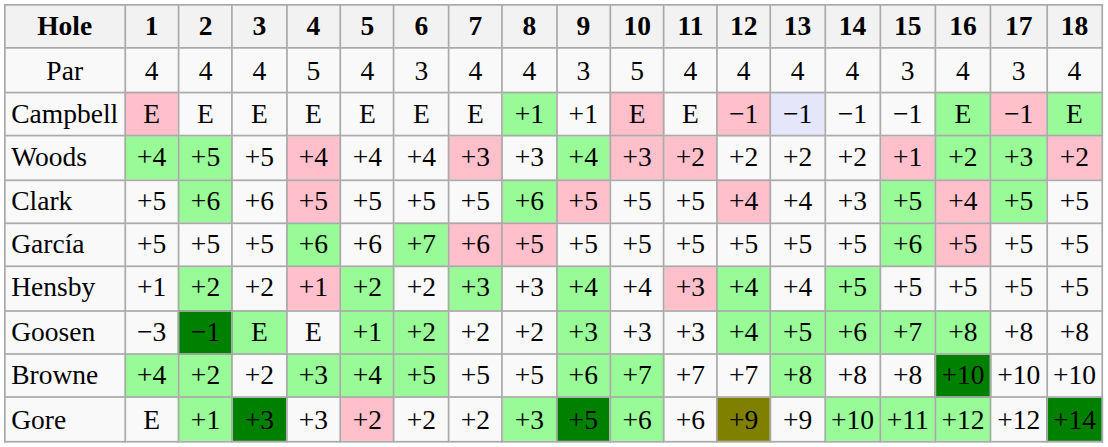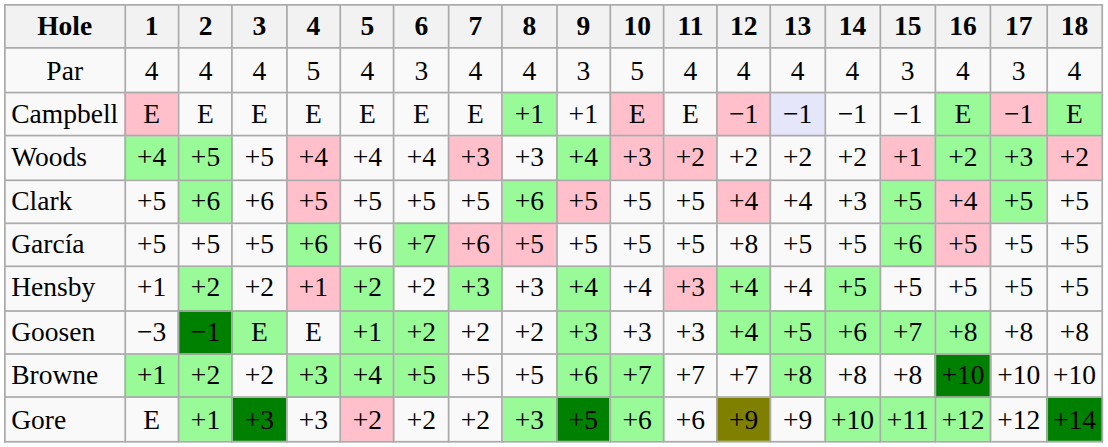(744, 244) +5 -> (744, 244) +8
(152, 375) +4 -> (152, 375) +1
